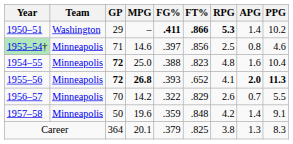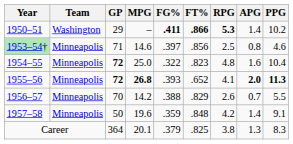(172, 63) .388 -> (172, 63) .322
(172, 97) .322 -> (172, 97) .388
